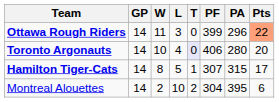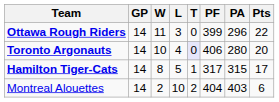(262, 32) lightsalmon background -> (262, 32) no background
(212, 69) 307 -> (212, 69) 317
(212, 87) 304 -> (212, 87) 404
(237, 87) 395 -> (237, 87) 403
